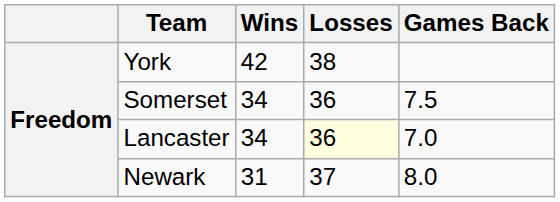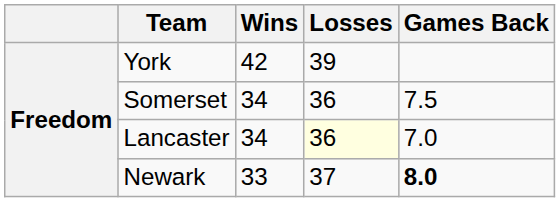(323, 61) 38 -> (323, 61) 39
(254, 176) 31 -> (254, 176) 33
(421, 176) normal -> (421, 176) bold
